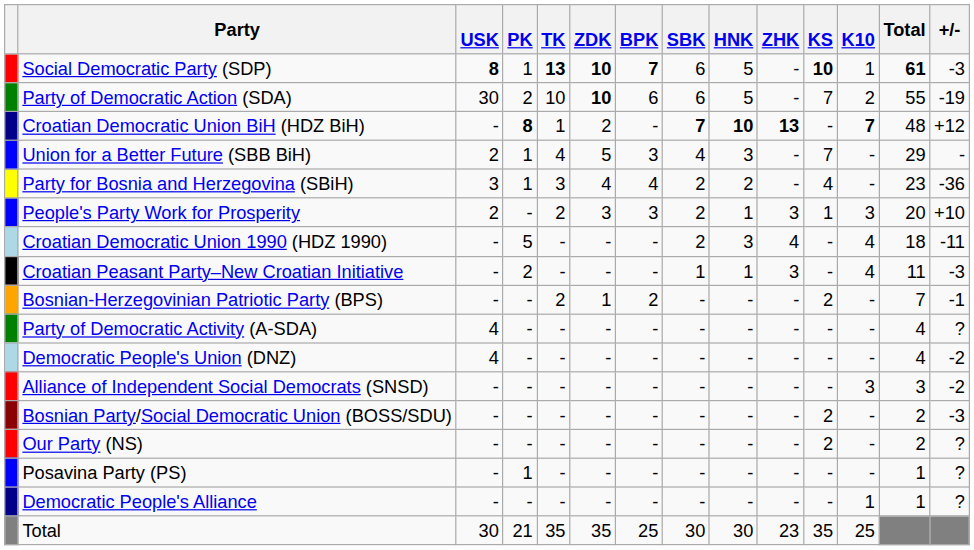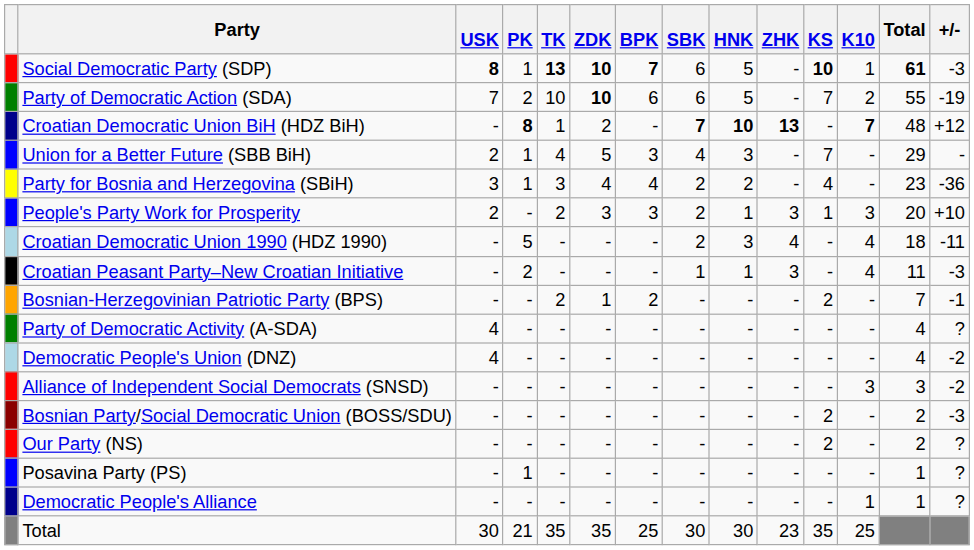(489, 97) 30 -> (494, 97) 7
